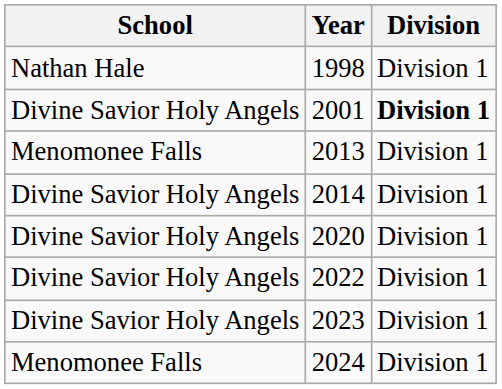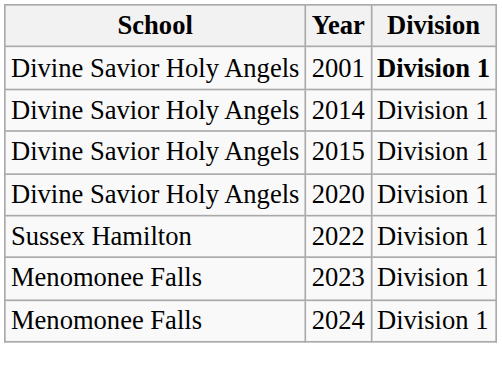- row: (338, 67)
- row: (338, 151)
+ row: (338, 151)
(155, 278) Divine Savior Holy Angels -> (101, 236) Sussex Hamilton
(155, 320) Divine Savior Holy Angels -> (106, 278) Menomonee Falls
